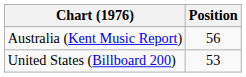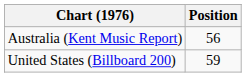(213, 60) 53 -> (213, 60) 59
